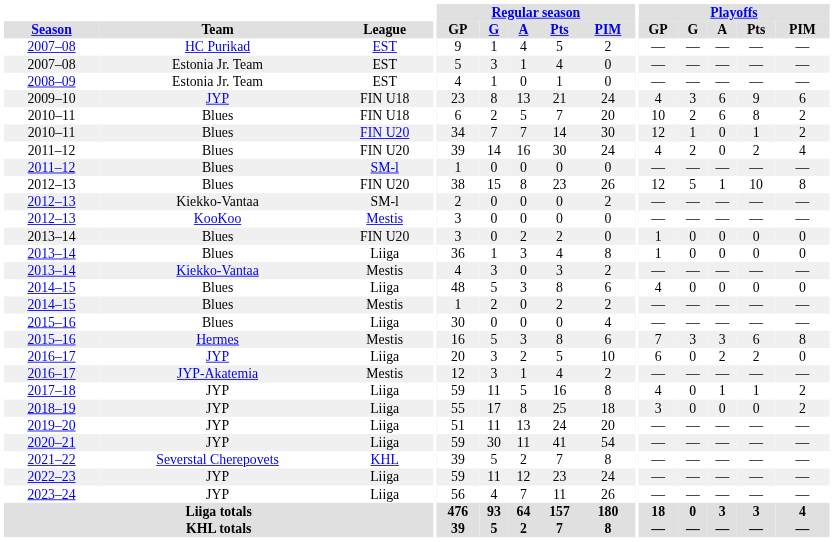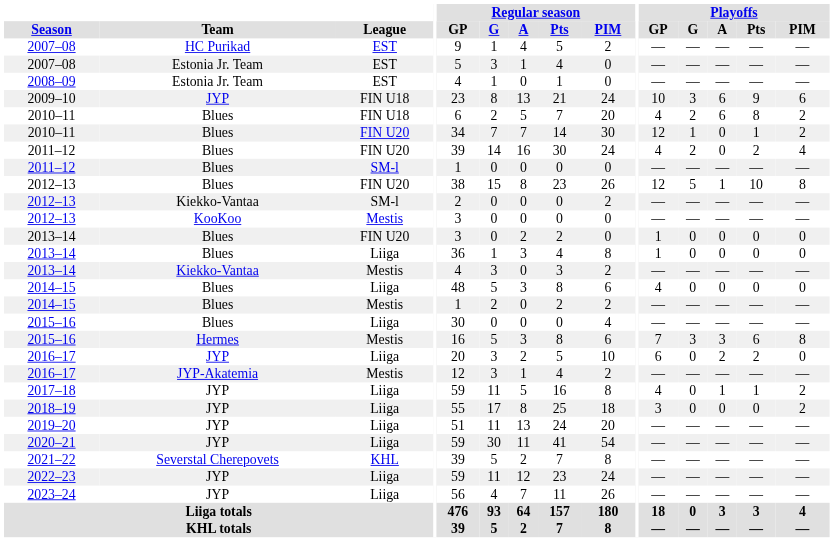(658, 98) 4 -> (658, 98) 10
(658, 115) 10 -> (658, 115) 4
